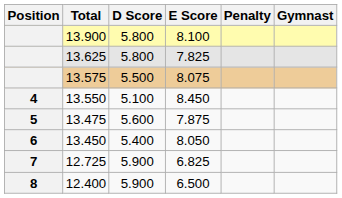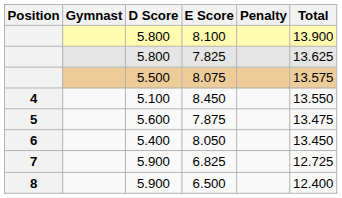columns swapped: (305, 15) <-> (86, 15)
